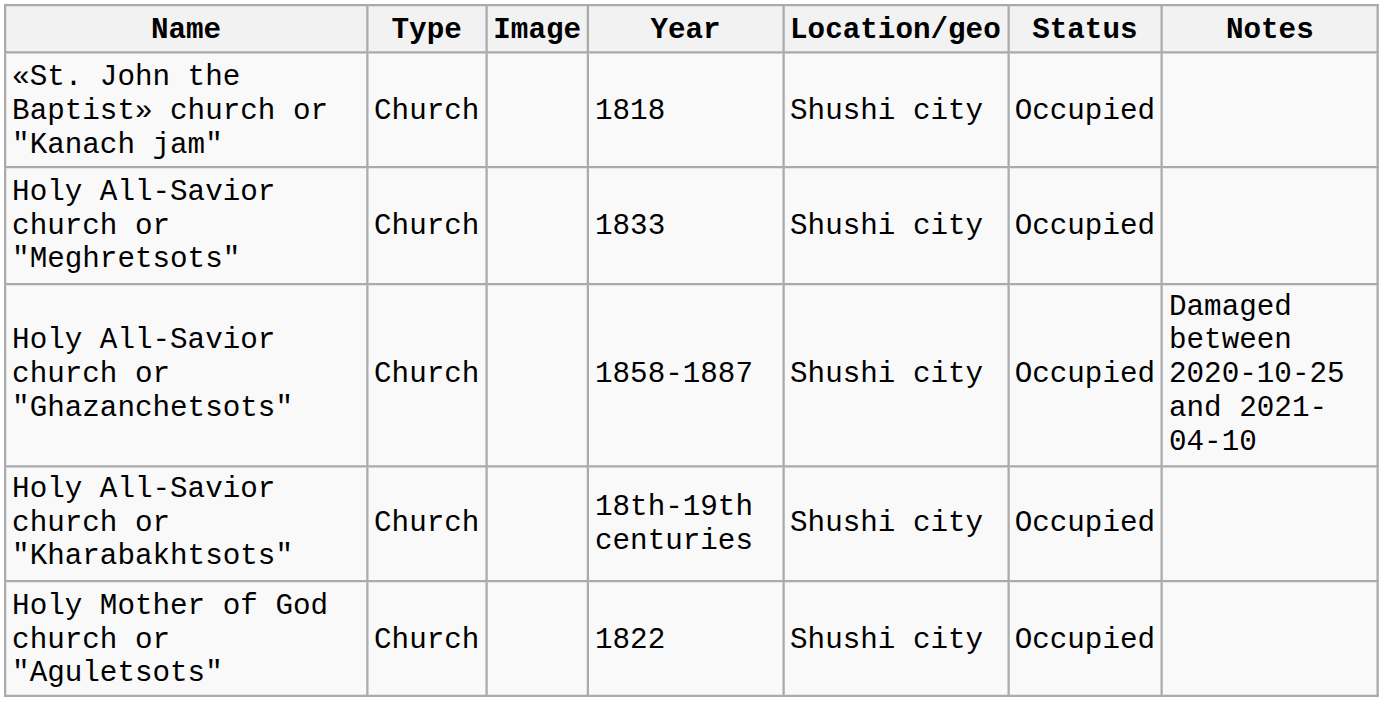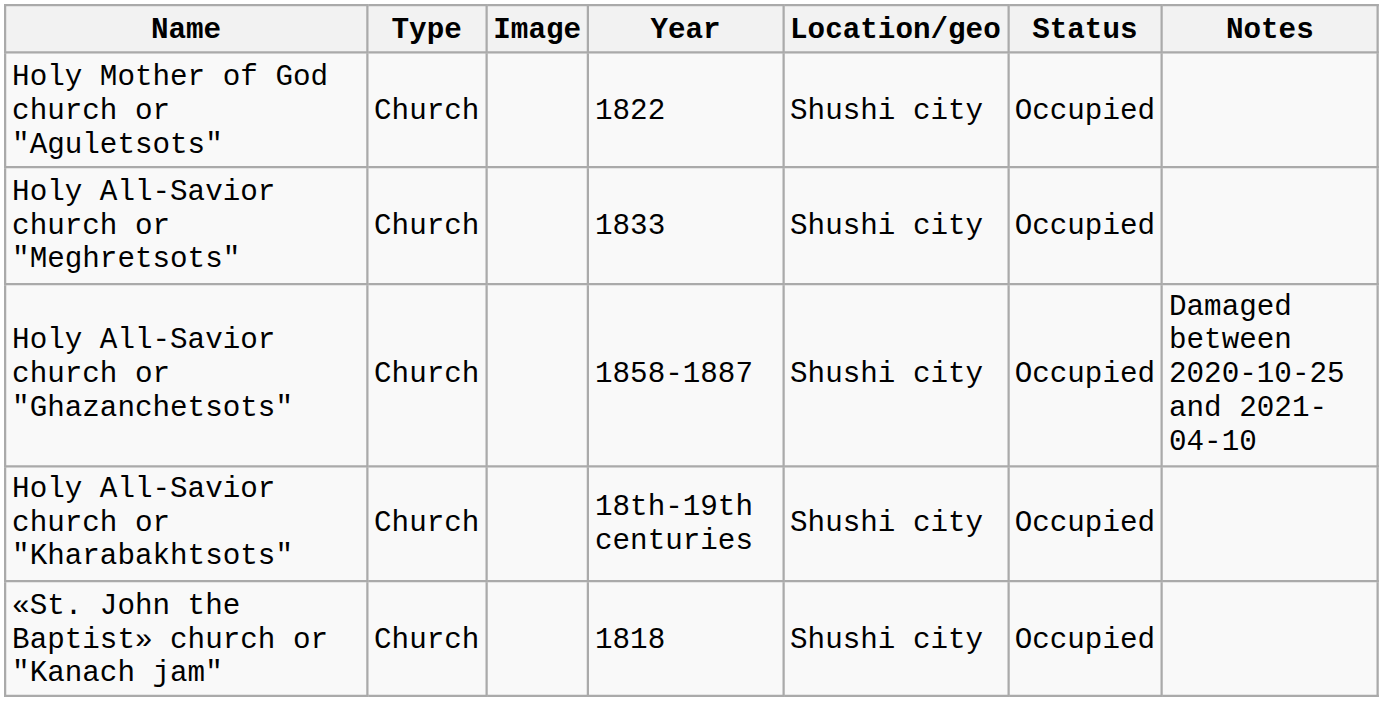rows swapped: (170, 639) <-> (170, 110)
